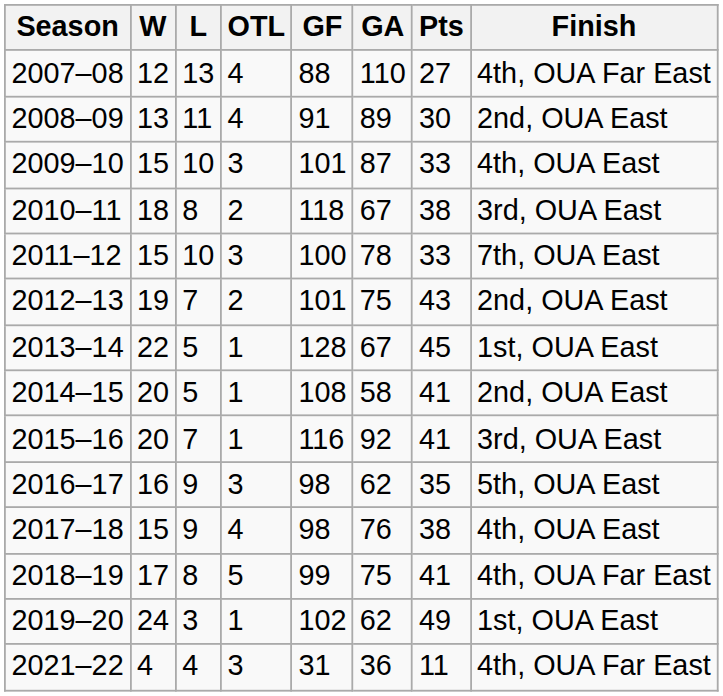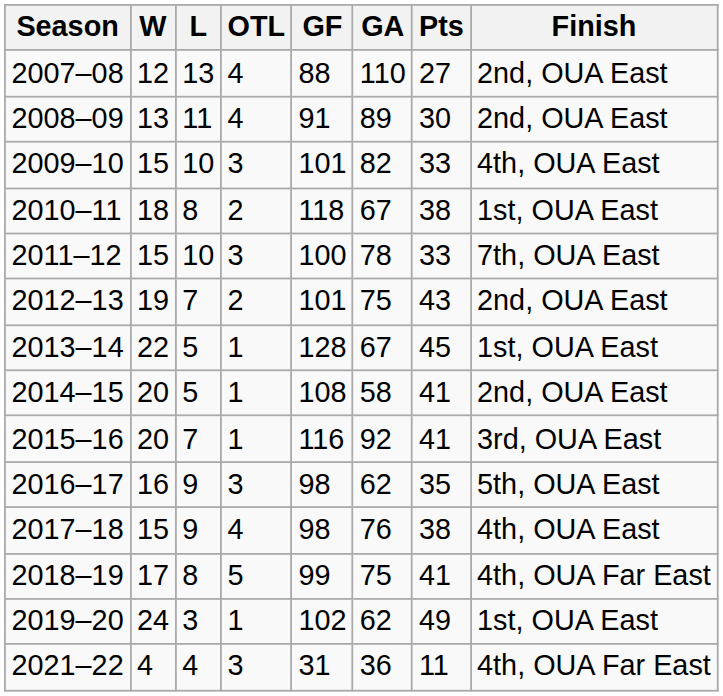(594, 73) 4th, OUA Far East -> (572, 73) 2nd, OUA East
(376, 164) 87 -> (376, 164) 82
(569, 210) 3rd, OUA East -> (568, 210) 1st, OUA East
